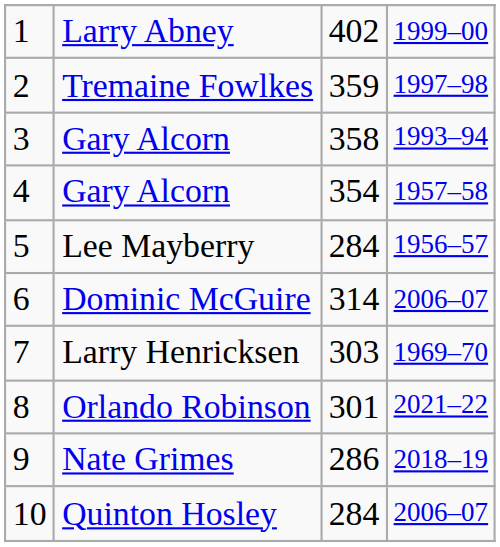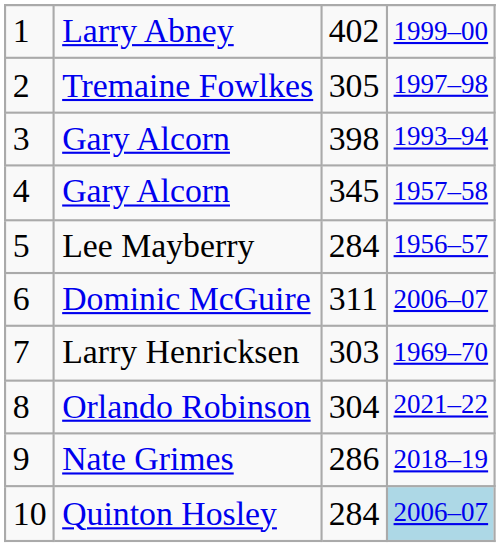(354, 84) 359 -> (354, 84) 305
(354, 138) 358 -> (354, 138) 398
(354, 191) 354 -> (354, 191) 345
(354, 298) 314 -> (353, 298) 311
(354, 406) 301 -> (354, 406) 304
(441, 513) no background -> (441, 513) lightblue background
